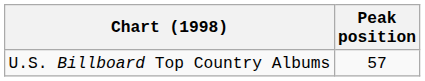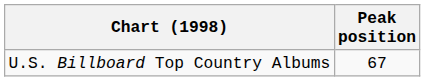(377, 63) 57 -> (377, 63) 67
